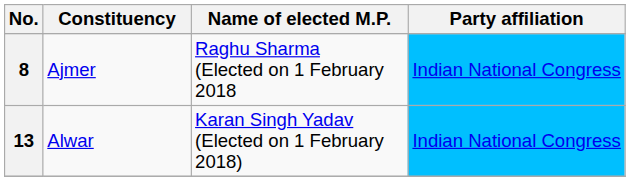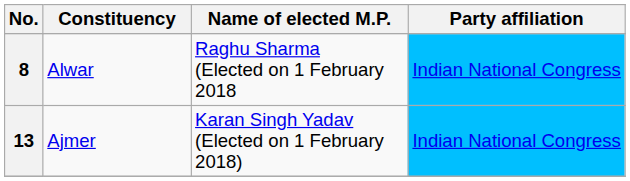(72, 69) Ajmer -> (71, 69) Alwar
(71, 140) Alwar -> (72, 140) Ajmer
